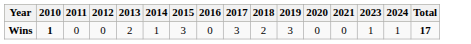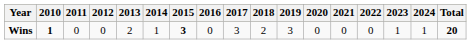+ column: (371, 13)
(183, 30) normal -> (183, 30) bold
(425, 30) 17 -> (452, 30) 20
